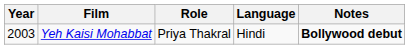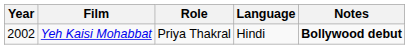(21, 34) 2003 -> (21, 34) 2002
